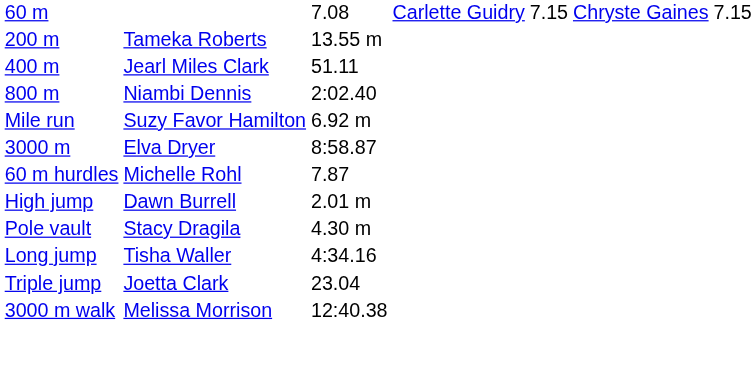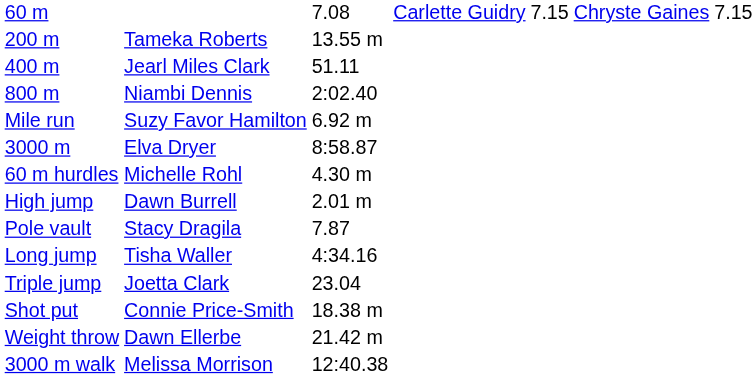(330, 175) 7.87 -> (342, 175) 4.30 m
(341, 229) 4.30 m -> (331, 229) 7.87
+ row: (41, 310)
+ row: (62, 337)
